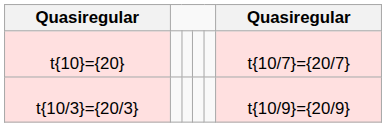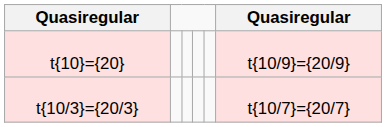(299, 63) t{10/7}={20/7} -> (299, 63) t{10/9}={20/9}
(299, 108) t{10/9}={20/9} -> (299, 108) t{10/7}={20/7}
